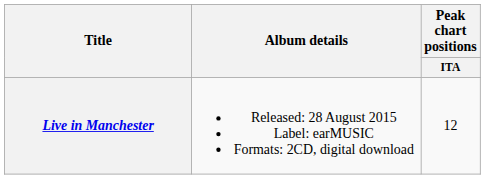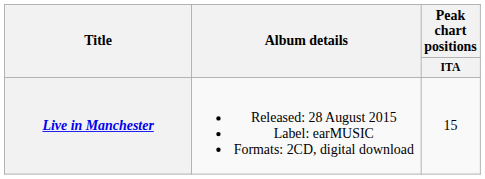(450, 125) 12 -> (450, 125) 15
